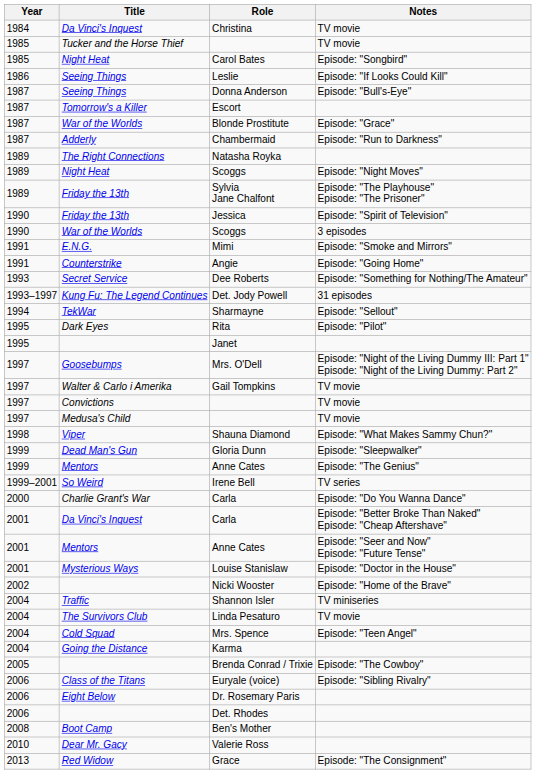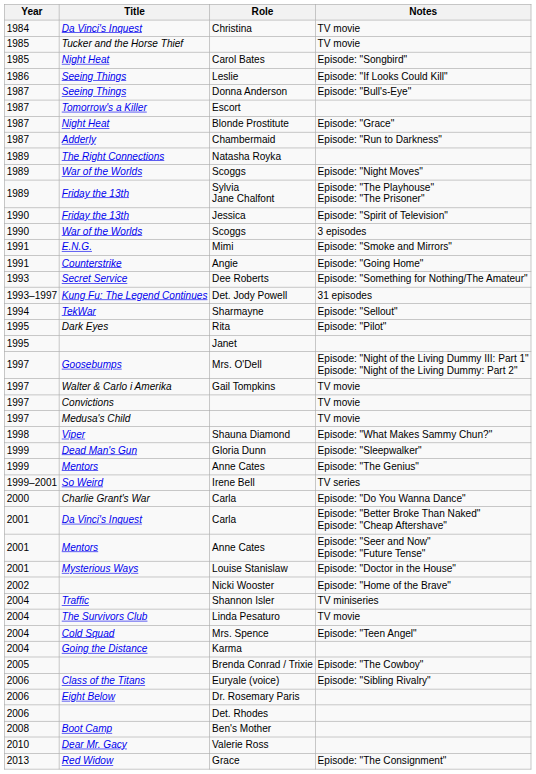(102, 124) War of the Worlds -> (86, 124) Night Heat
(86, 172) Night Heat -> (102, 172) War of the Worlds
